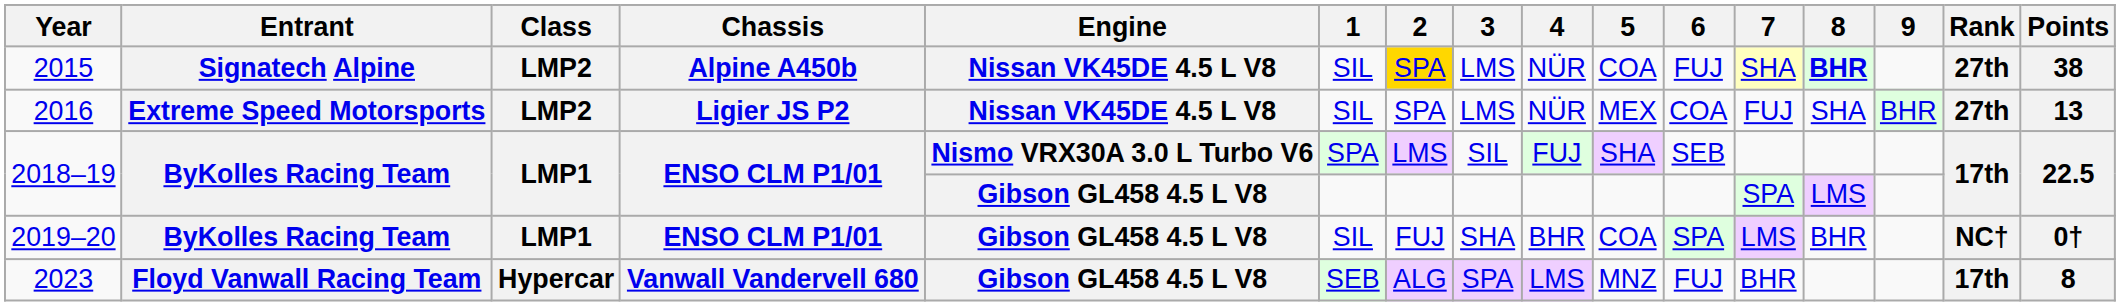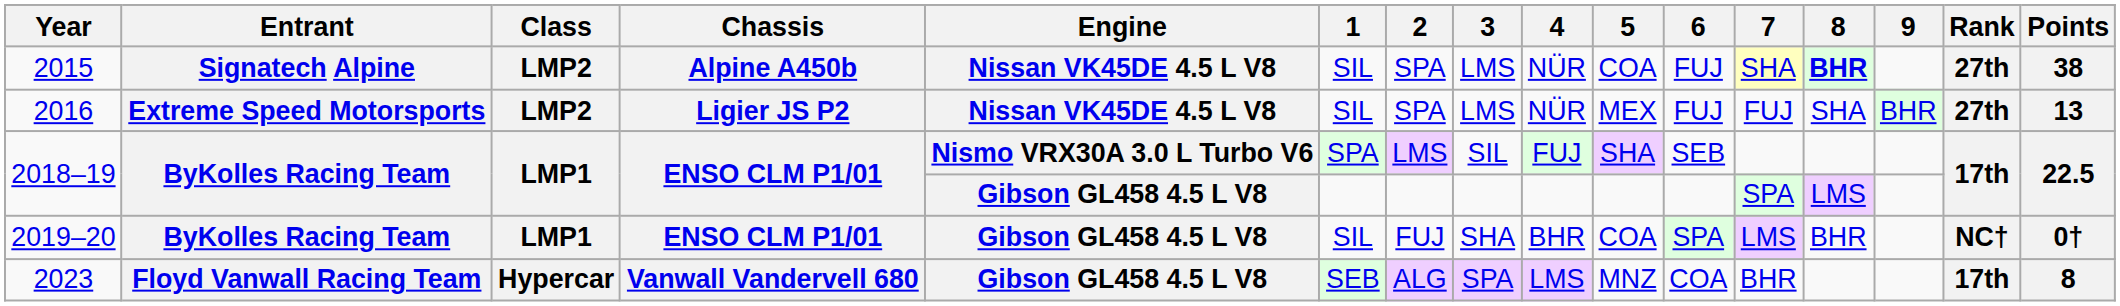(1420, 68) gold background -> (1420, 68) no background
(1698, 110) COA -> (1698, 110) FUJ
(1698, 279) FUJ -> (1698, 279) COA
